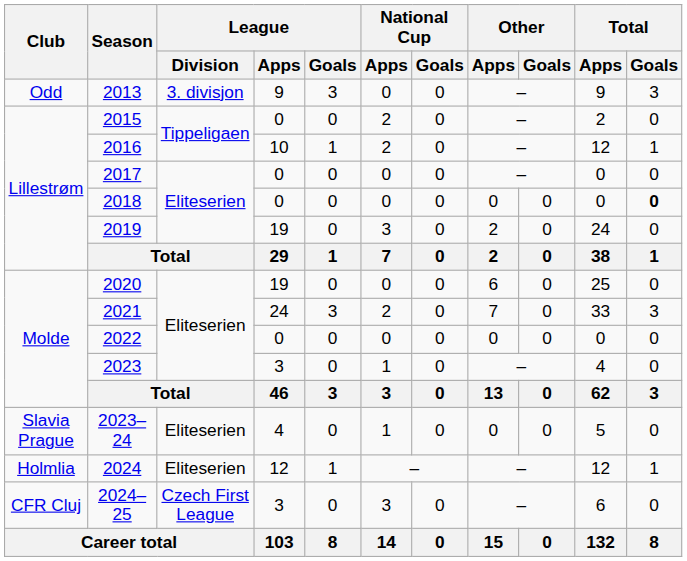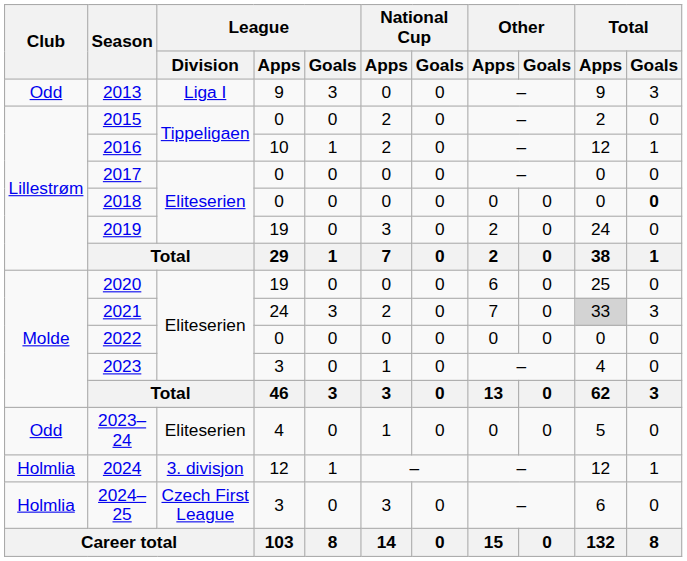(205, 92) 3. divisjon -> (205, 92) Liga I
(601, 311) no background -> (601, 311) lightgrey background
(46, 431) Slavia Prague -> (46, 431) Odd
(205, 468) Eliteserien -> (205, 468) 3. divisjon
(46, 505) CFR Cluj -> (46, 505) Holmlia
